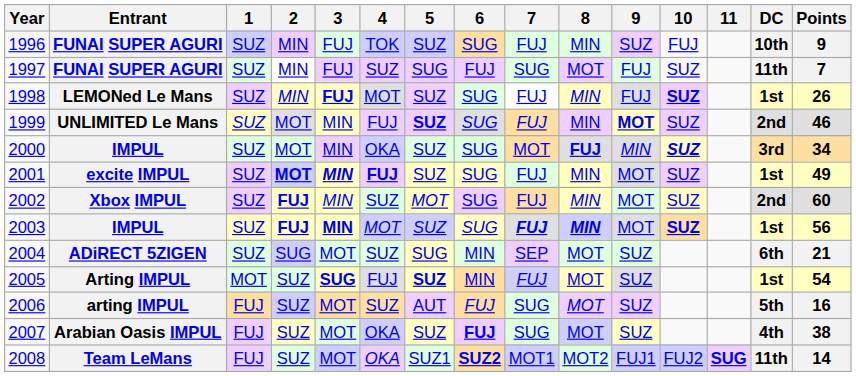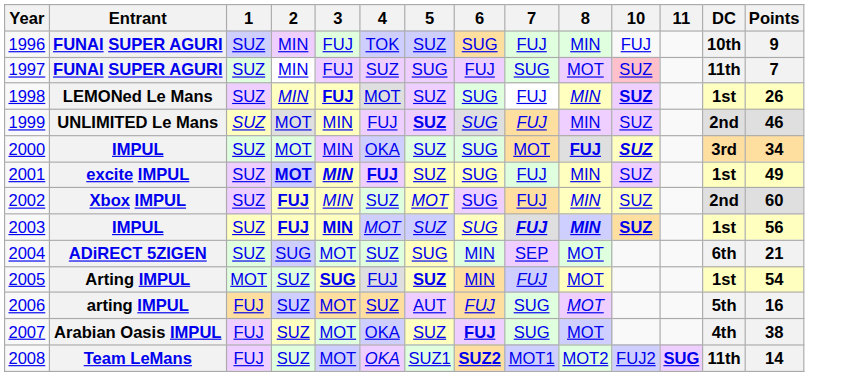- column: (636, 18)
(683, 70) no background -> (636, 70) pink background
